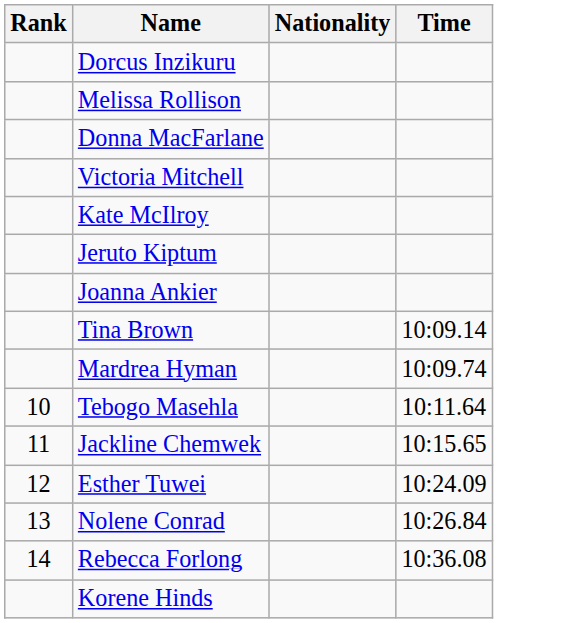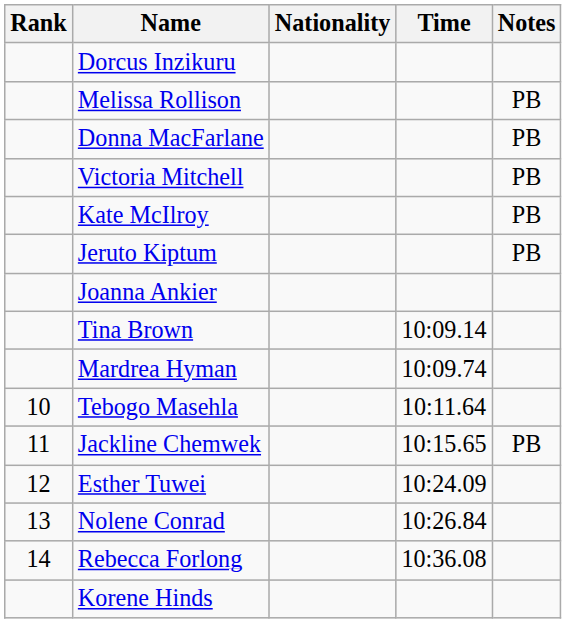+ column: (527, 23)
